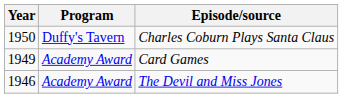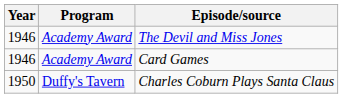rows swapped: (210, 81) <-> (236, 37)
(22, 59) 1949 -> (22, 59) 1946
